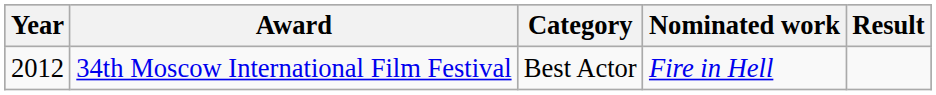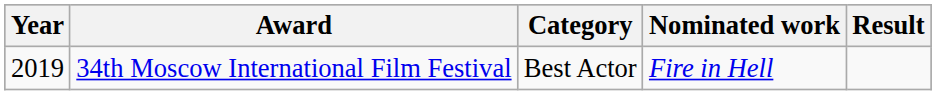(38, 67) 2012 -> (38, 67) 2019
